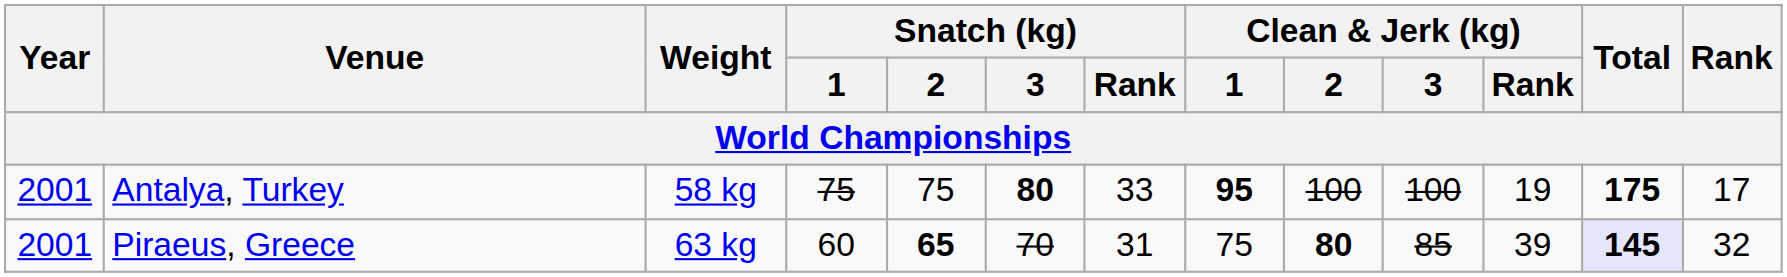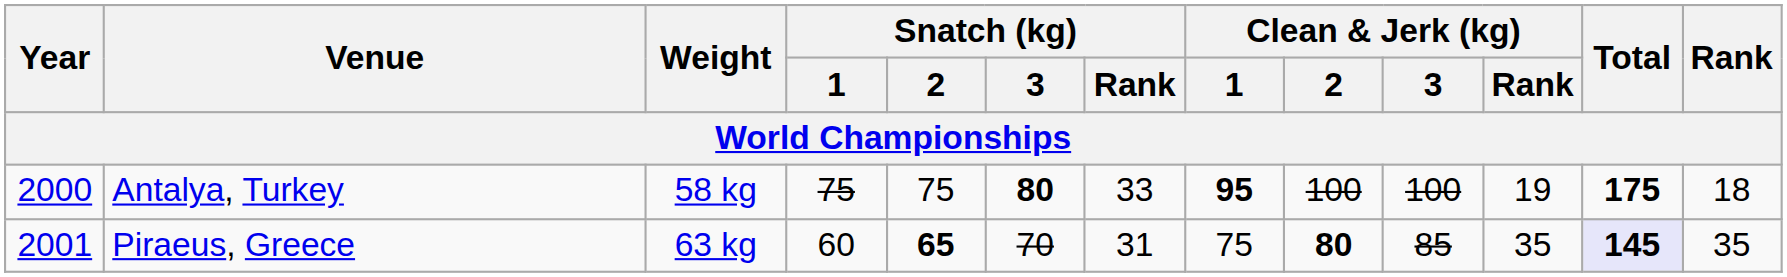(55, 191) 2001 -> (55, 191) 2000
(1732, 191) 17 -> (1732, 191) 18
(1533, 244) 39 -> (1533, 244) 35
(1732, 244) 32 -> (1732, 244) 35
